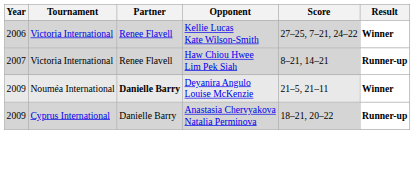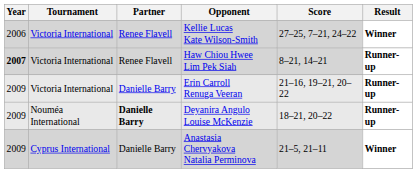(16, 61) normal -> (16, 61) bold
+ row: (213, 89)
(304, 89) 21–5, 21–11 -> (306, 116) 18–21, 20–22
(378, 89) Winner -> (382, 116) Runner-up
(307, 116) 18–21, 20–22 -> (303, 149) 21–5, 21–11
(385, 116) Runner-up -> (380, 149) Winner
